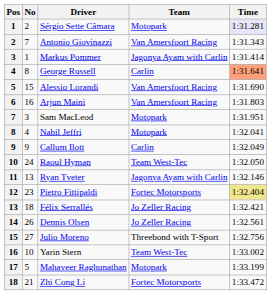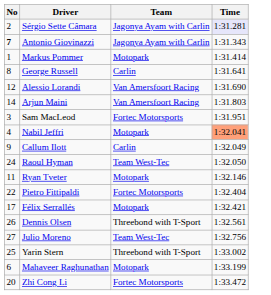- column: (13, 11)
(149, 26) Motopark -> (161, 26) Jagonya Ayam with Carlin
(27, 41) normal -> (9, 41) bold
(174, 41) Van Amersfoort Racing -> (161, 41) Jagonya Ayam with Carlin
(179, 56) Jagonya Ayam with Carlin -> (131, 56) Motopark
(248, 71) lightsalmon background -> (230, 71) no background
(29, 86) 15 -> (11, 86) 12
(29, 101) 16 -> (11, 101) 14
(149, 116) Motopark -> (148, 116) Fortec Motorsports
(248, 131) no background -> (230, 131) lightsalmon background
(29, 176) 13 -> (11, 176) 11
(179, 176) Jagonya Ayam with Carlin -> (131, 176) Motopark
(29, 192) 23 -> (11, 192) 22
(248, 192) khaki background -> (230, 192) no background
(29, 207) 18 -> (11, 207) 17
(161, 207) Jo Zeller Racing -> (131, 207) Motopark
(161, 222) Jo Zeller Racing -> (157, 222) Threebond with T-Sport
(175, 237) Threebond with T-Sport -> (141, 237) Team West-Tec
(29, 252) 10 -> (11, 252) 25
(159, 252) Team West-Tec -> (157, 252) Threebond with T-Sport
(27, 267) 5 -> (9, 267) 6
(29, 282) 21 -> (11, 282) 20
